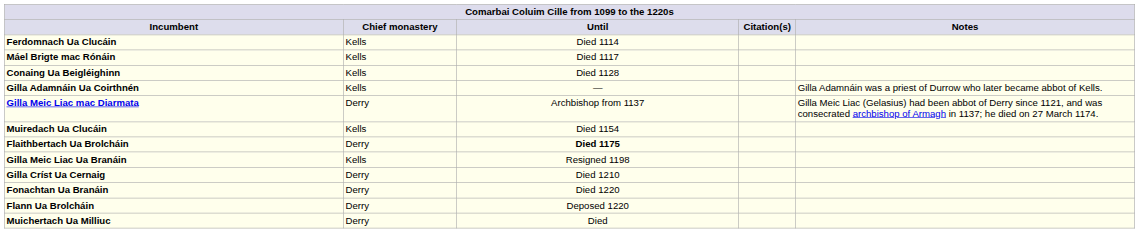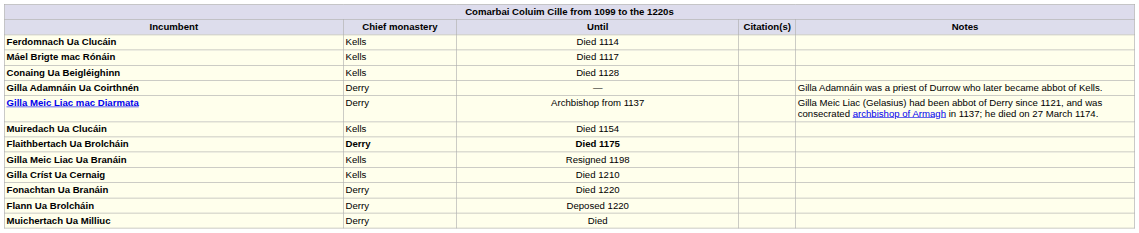(356, 88) Kells -> (357, 88) Derry
(357, 144) normal -> (358, 144) bold
(357, 175) Derry -> (356, 175) Kells
